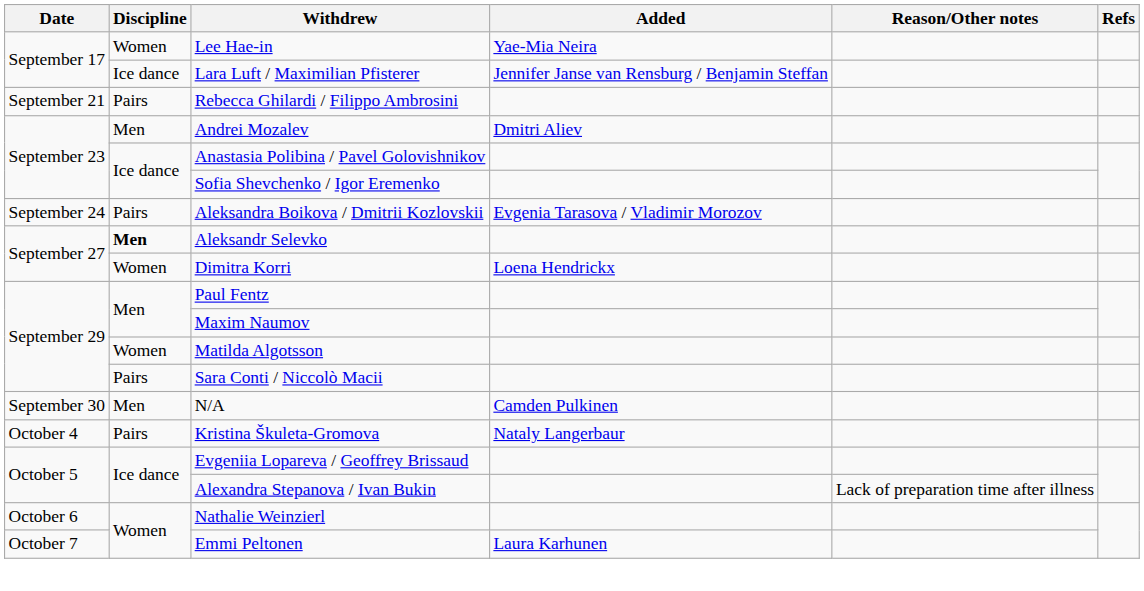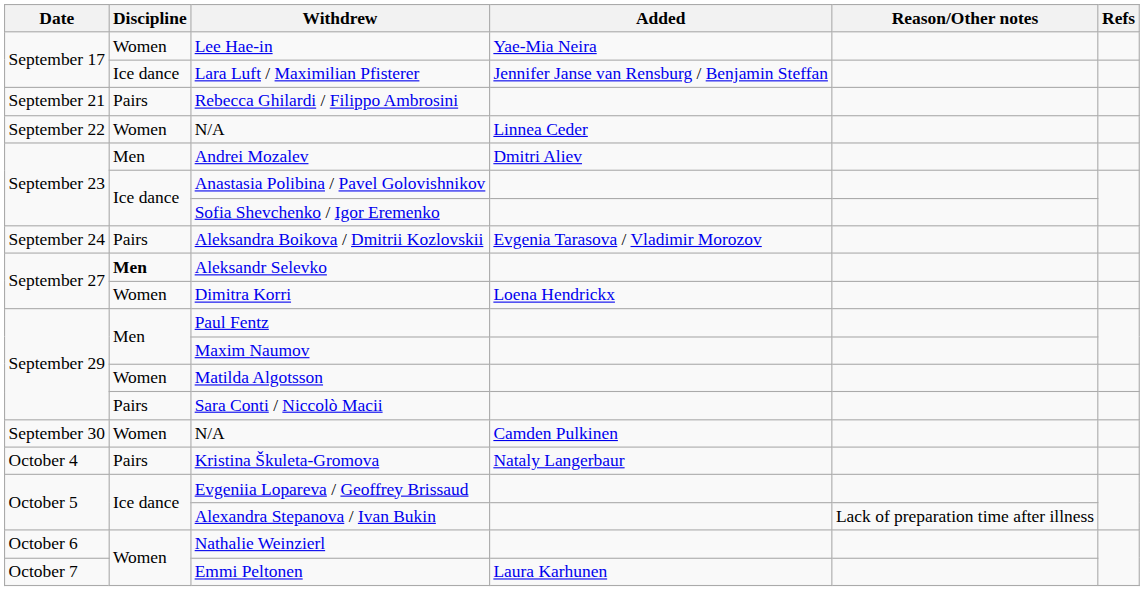+ row: (57, 128)
(129, 405) Men -> (140, 433) Women
